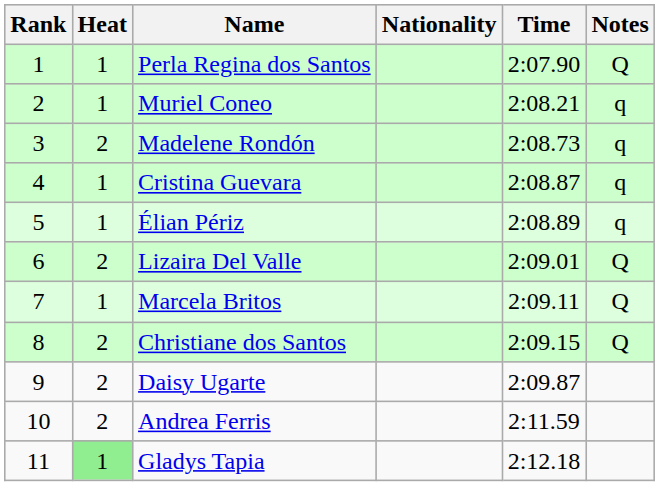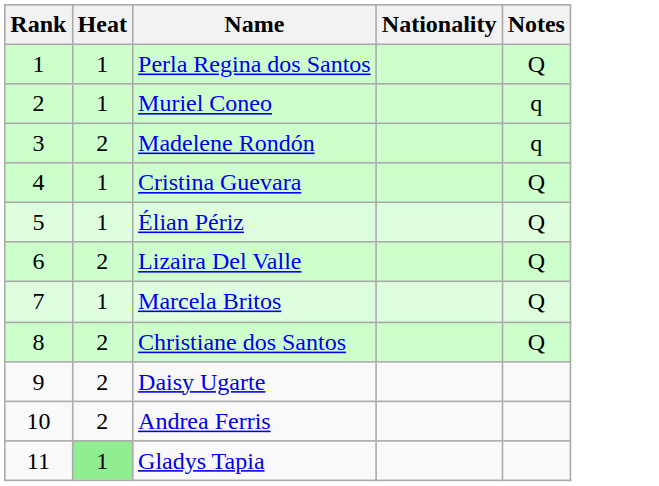- column: (544, 24)
(620, 182) q -> (536, 182) Q
(620, 222) q -> (536, 222) Q
